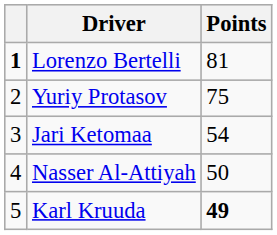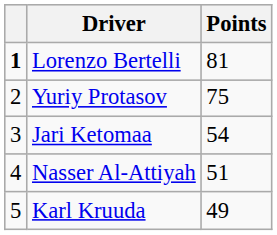(218, 172) 50 -> (218, 172) 51
(218, 209) bold -> (218, 209) normal
